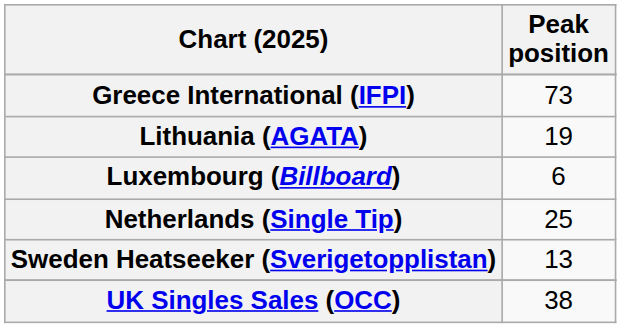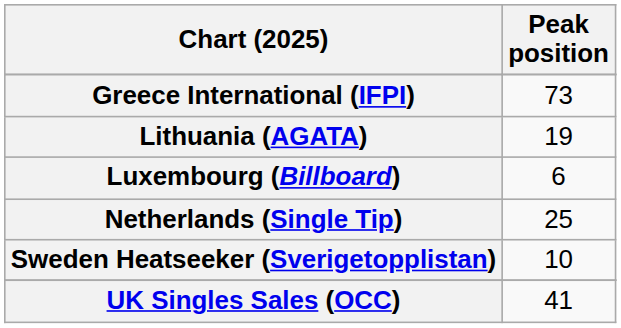(559, 259) 13 -> (559, 259) 10
(559, 300) 38 -> (559, 300) 41
